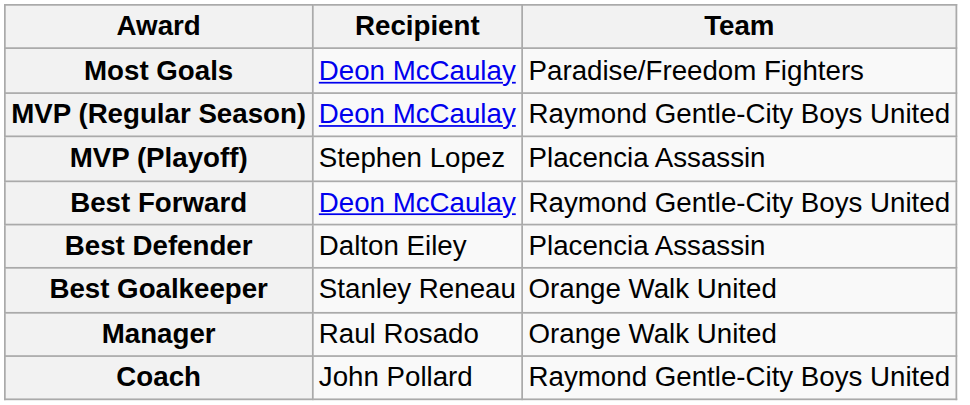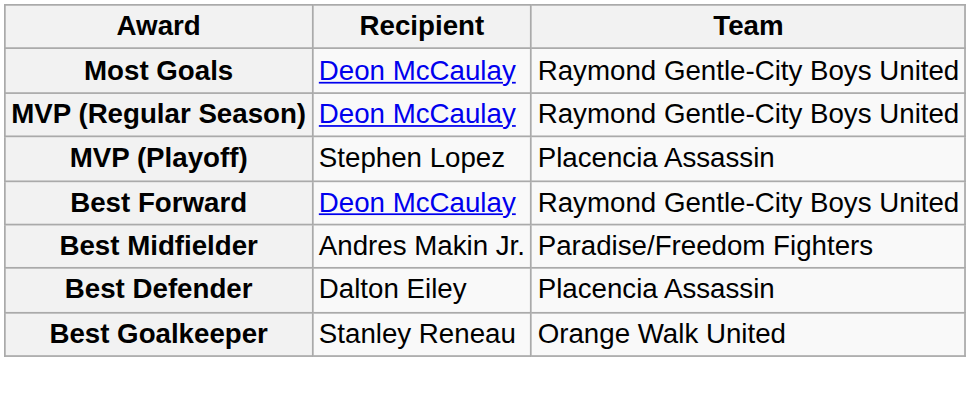(696, 70) Paradise/Freedom Fighters -> (748, 70) Raymond Gentle-City Boys United
+ row: (159, 245)
- row: (159, 333)
- row: (159, 377)
